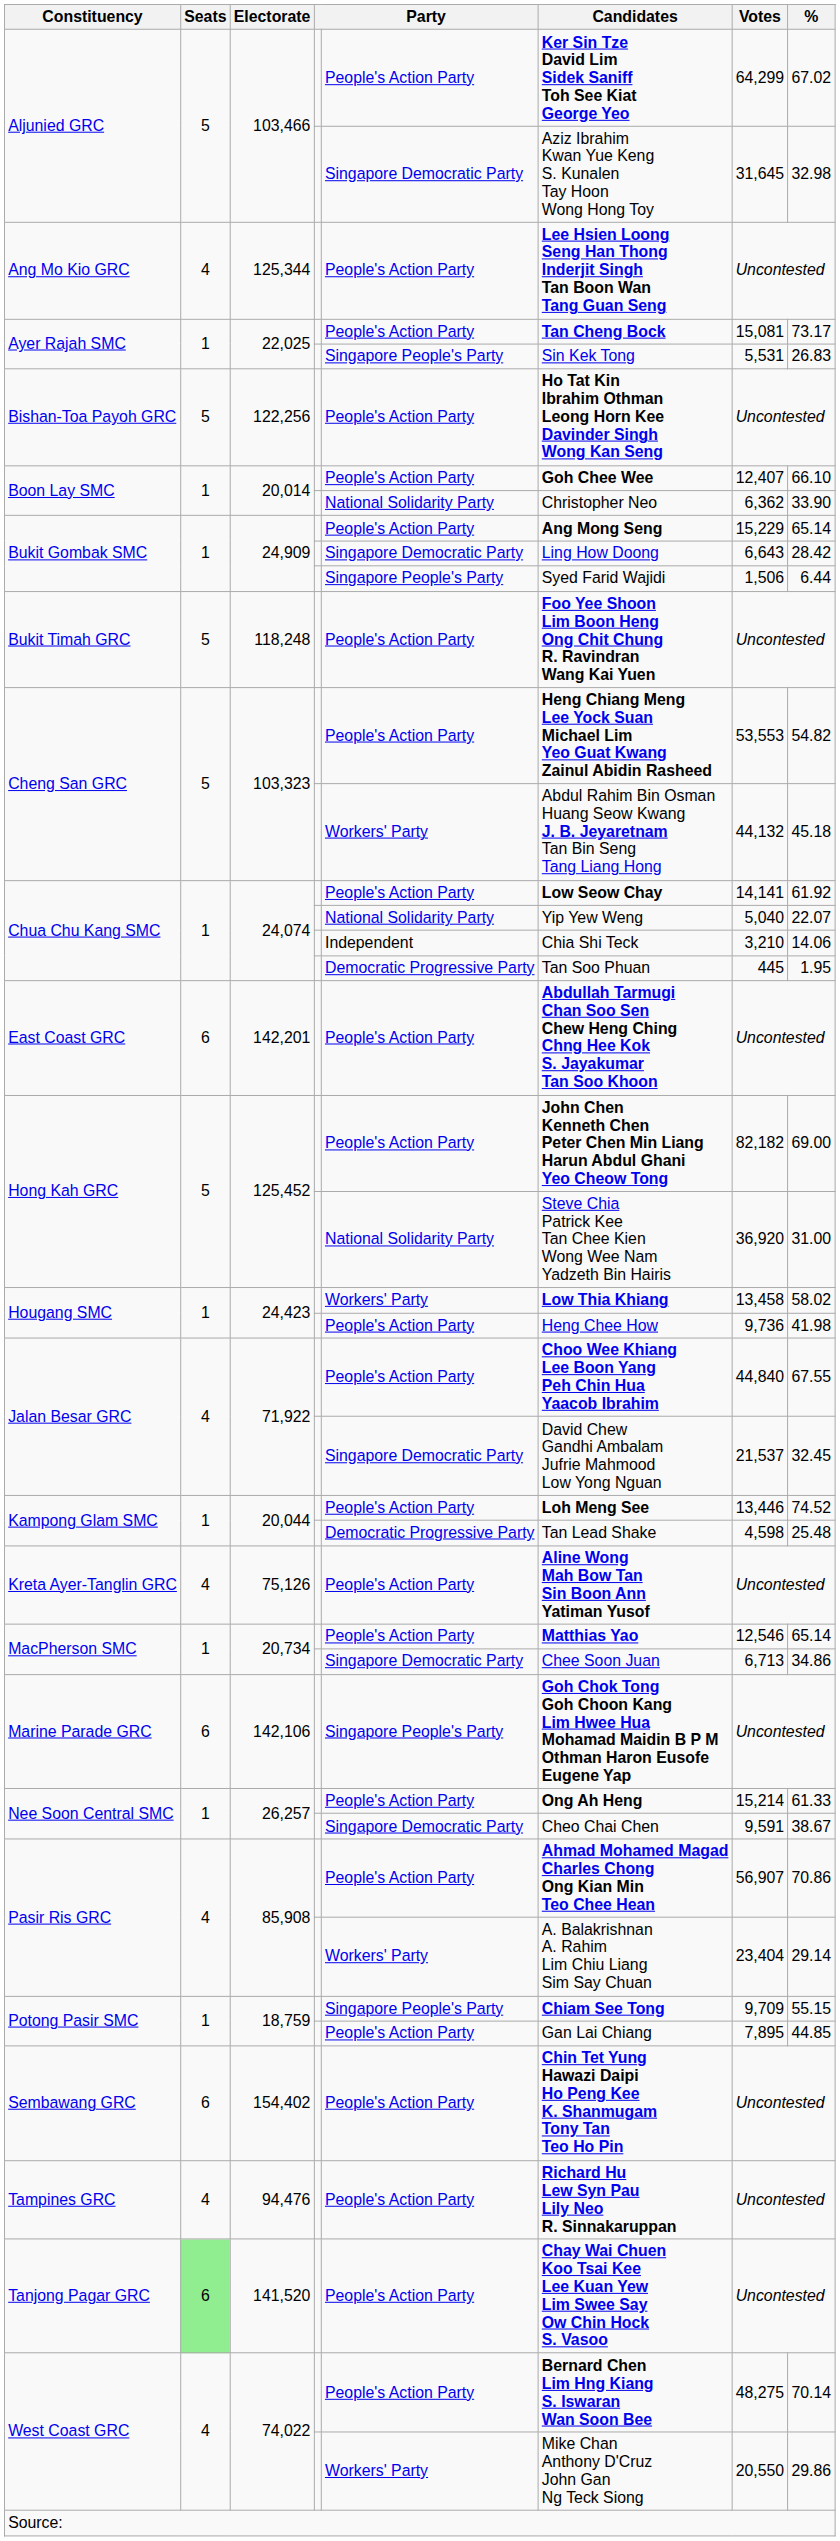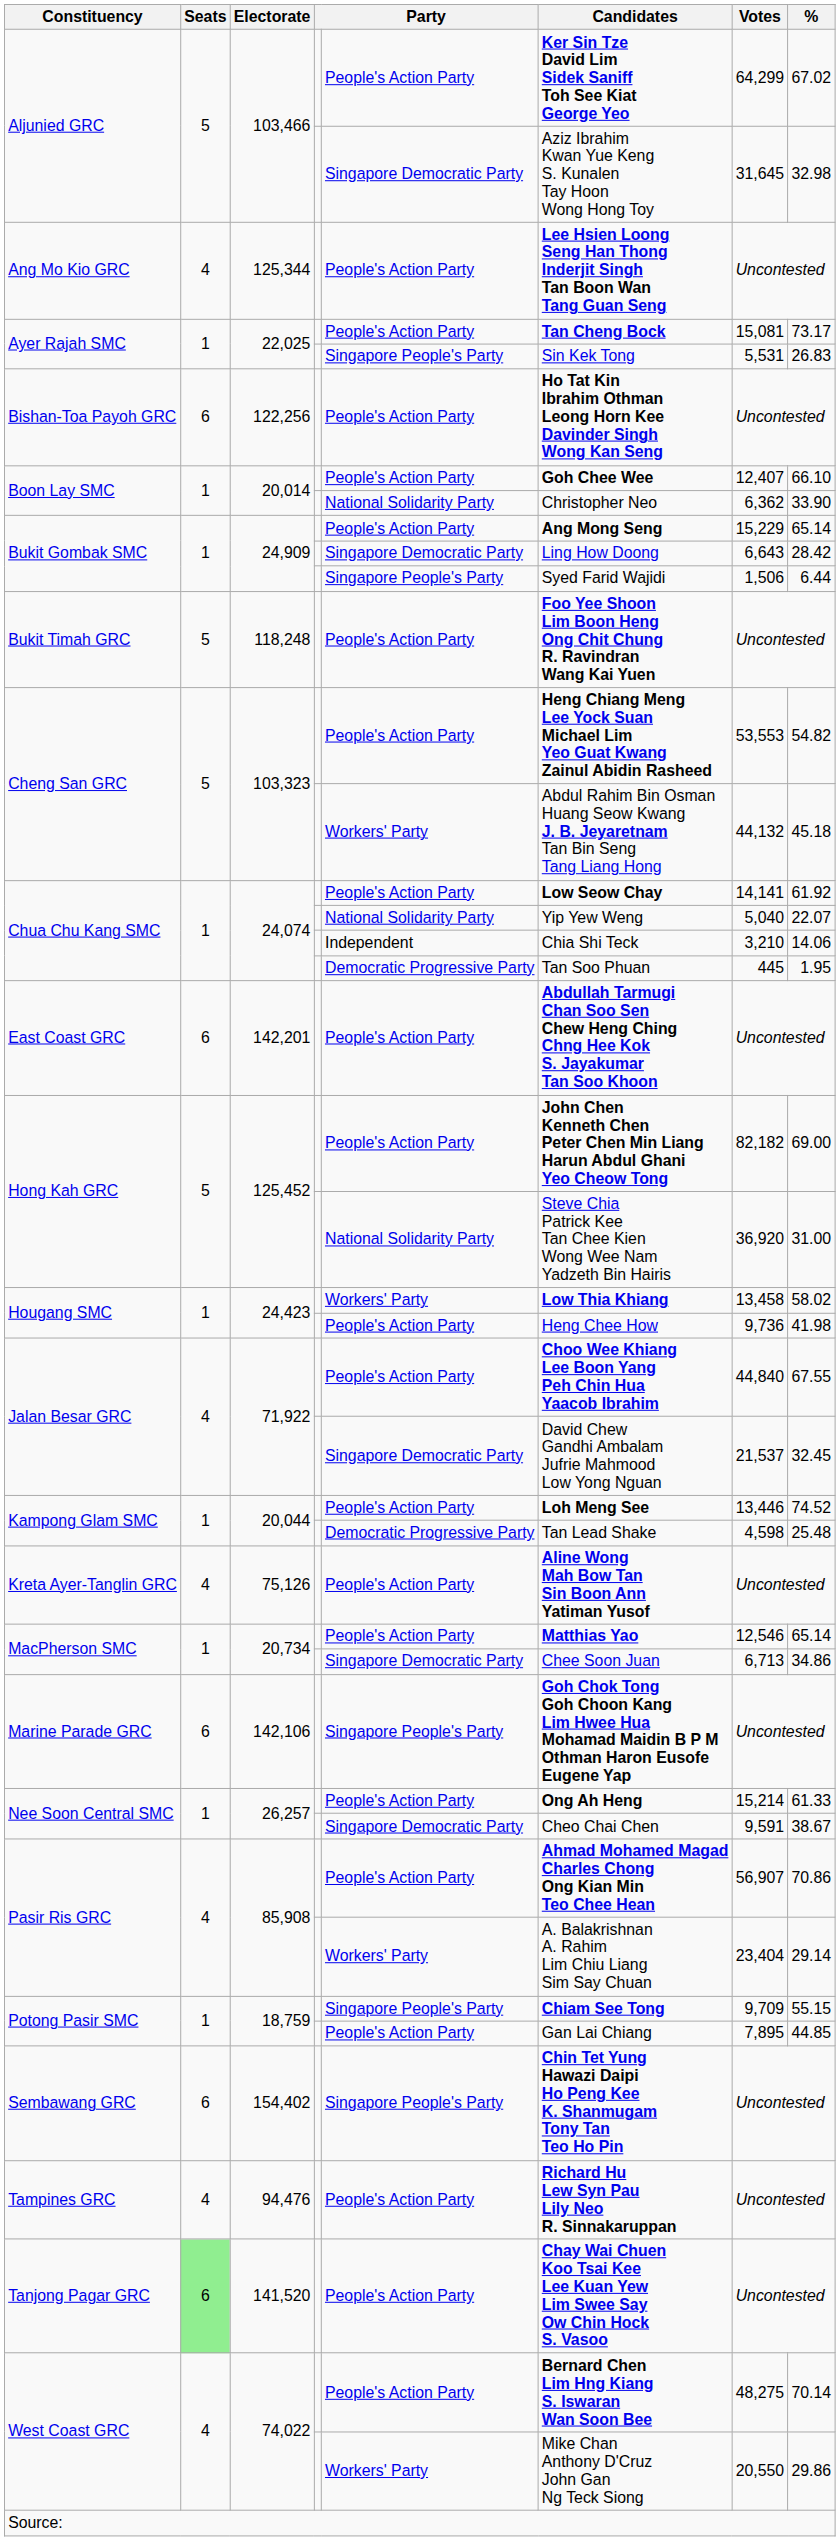(205, 417) 5 -> (205, 417) 6
(400, 2103) People's Action Party -> (414, 2103) Singapore People's Party
